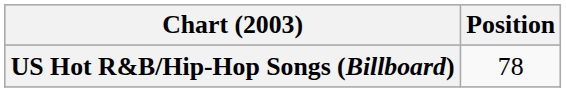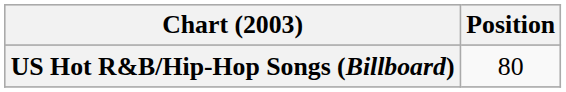(511, 65) 78 -> (511, 65) 80
